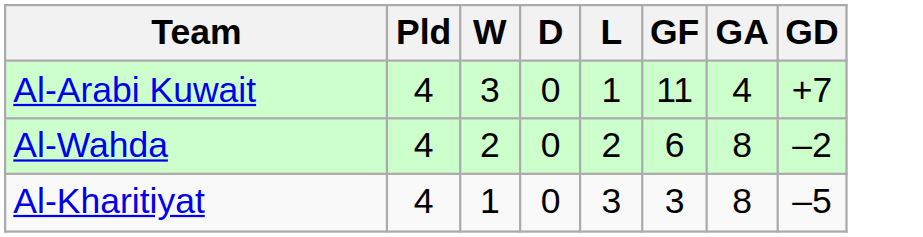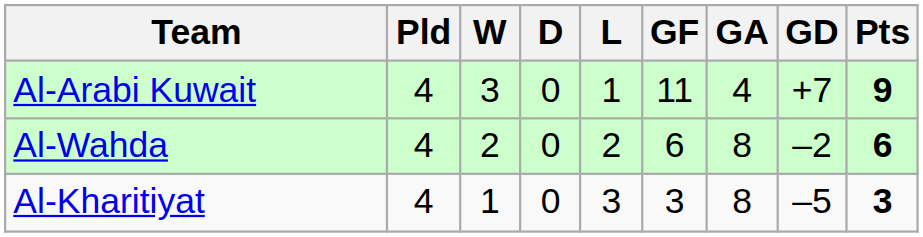+ column: (883, 32)
